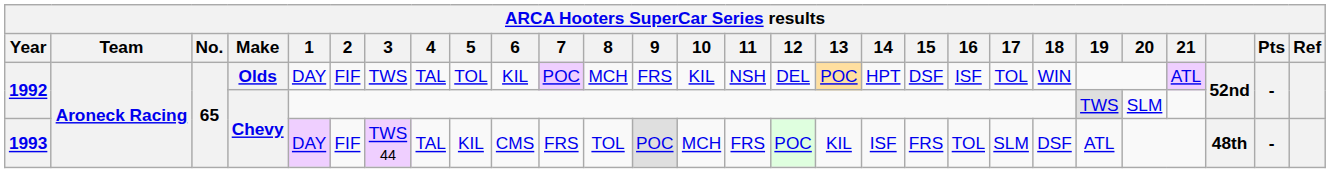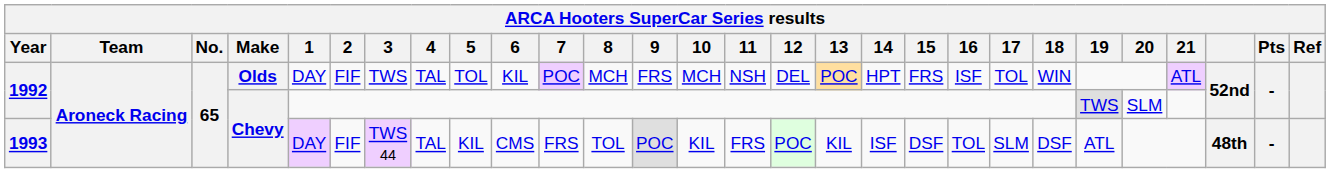(702, 76) KIL -> (702, 76) MCH
(926, 76) DSF -> (926, 76) FRS
(702, 143) MCH -> (702, 143) KIL
(926, 143) FRS -> (926, 143) DSF
